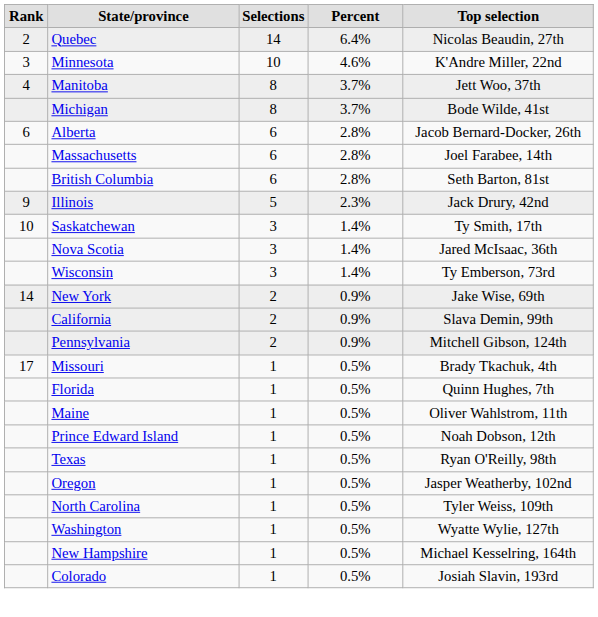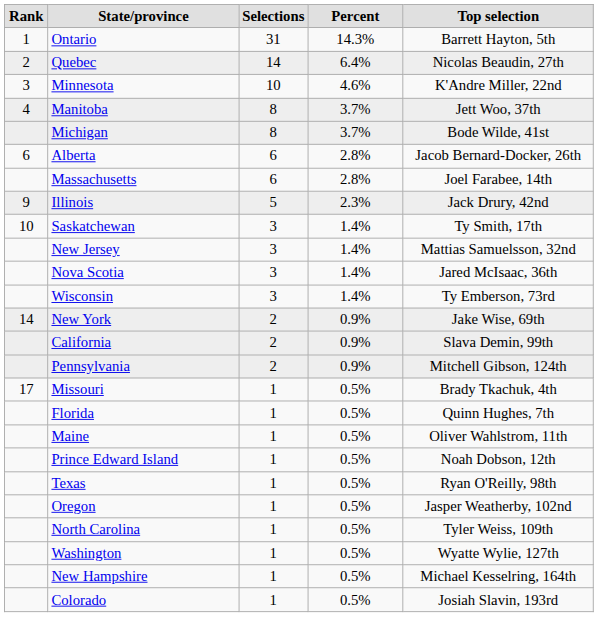+ row: (74, 39)
- row: (102, 179)
+ row: (86, 249)
